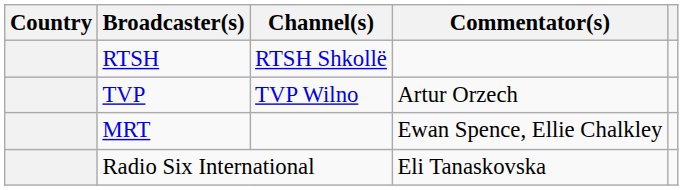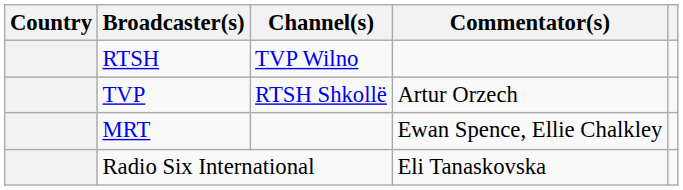(321, 58) RTSH Shkollë -> (307, 58) TVP Wilno
(307, 94) TVP Wilno -> (321, 94) RTSH Shkollë
